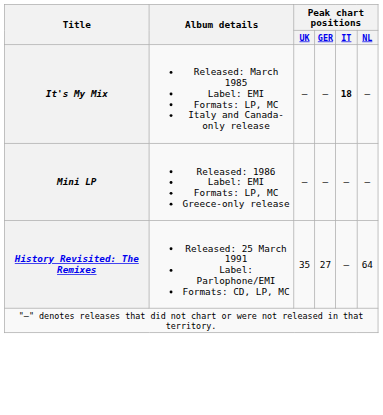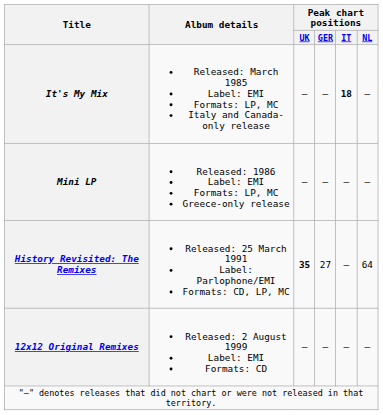(305, 265) normal -> (305, 265) bold
+ row: (77, 347)
